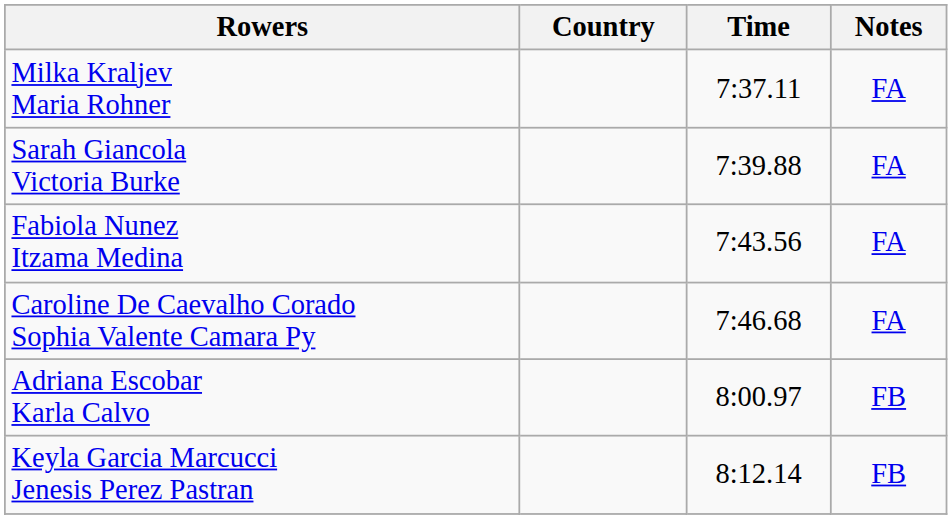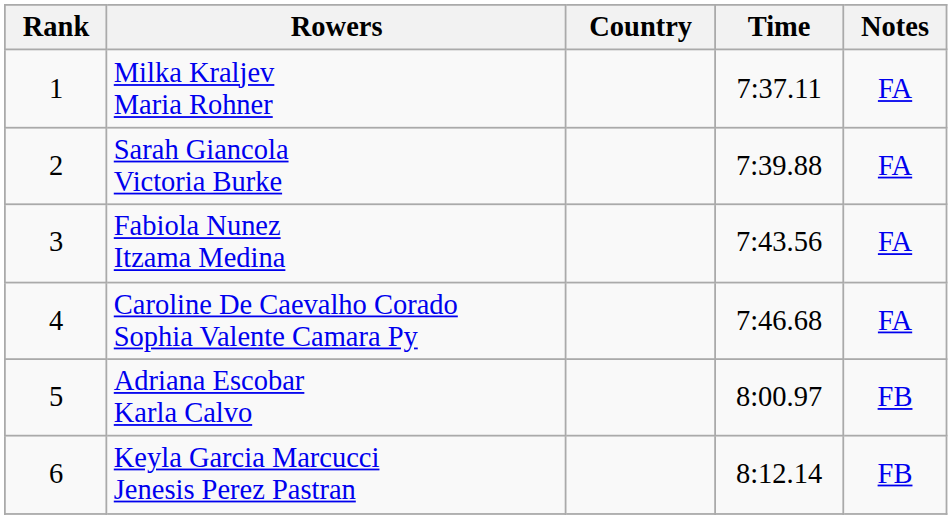+ column: (56, 27)
